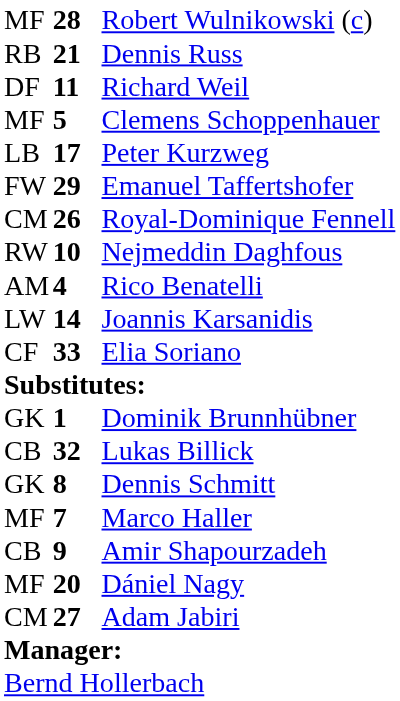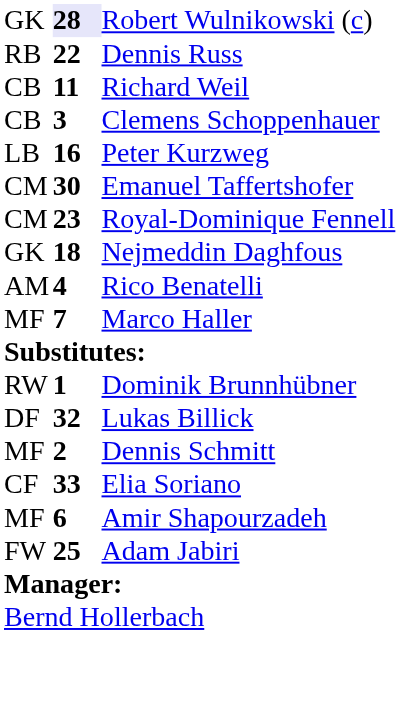(24, 20) MF -> (24, 20) GK
(67, 20) no background -> (67, 20) lavender background
(67, 53) 21 -> (67, 53) 22
(22, 86) DF -> (23, 86) CB
(24, 119) MF -> (23, 119) CB
(60, 119) 5 -> (60, 119) 3
(67, 152) 17 -> (67, 152) 16
(25, 185) FW -> (26, 185) CM
(67, 185) 29 -> (67, 185) 30
(67, 219) 26 -> (67, 219) 23
(26, 252) RW -> (24, 252) GK
(67, 252) 10 -> (67, 252) 18
- row: (207, 318)
rows swapped: (171, 351) <-> (177, 517)
(24, 417) GK -> (26, 384) RW
(23, 451) CB -> (22, 417) DF
(24, 484) GK -> (24, 451) MF
(60, 484) 8 -> (60, 451) 2
(23, 550) CB -> (24, 517) MF
(60, 550) 9 -> (60, 517) 6
- row: (173, 583)
(26, 616) CM -> (25, 550) FW
(67, 616) 27 -> (67, 550) 25
